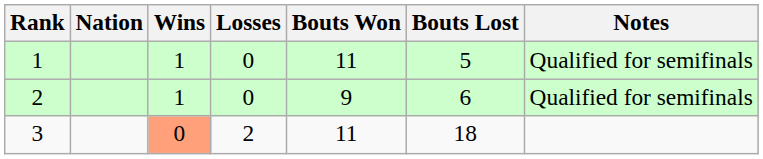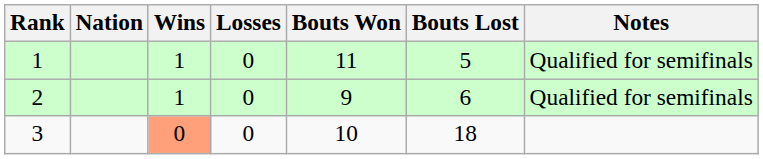(248, 134) 2 -> (248, 134) 0
(346, 134) 11 -> (346, 134) 10
